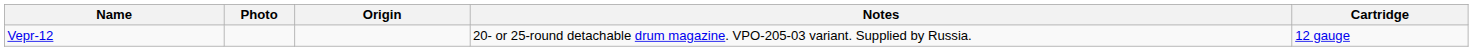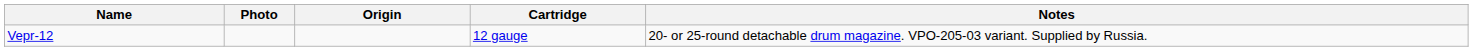columns swapped: (1380, 14) <-> (881, 14)
